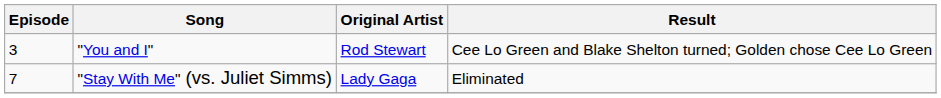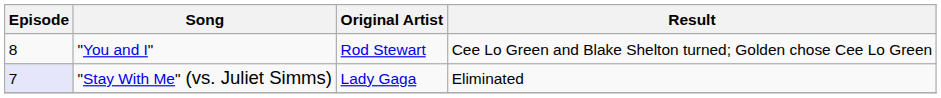(13, 49) 3 -> (13, 49) 8
(13, 79) no background -> (13, 79) lavender background
